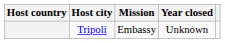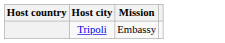- column: (187, 13)
